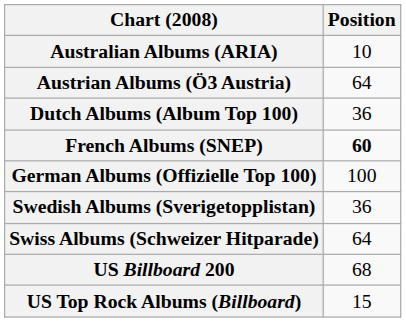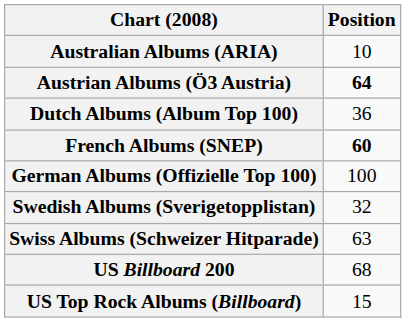(362, 82) normal -> (362, 82) bold
(362, 207) 36 -> (362, 207) 32
(362, 238) 64 -> (362, 238) 63
